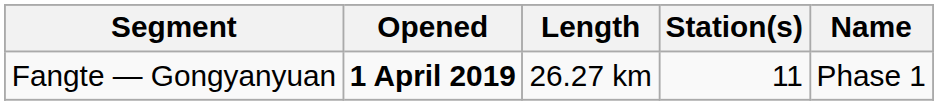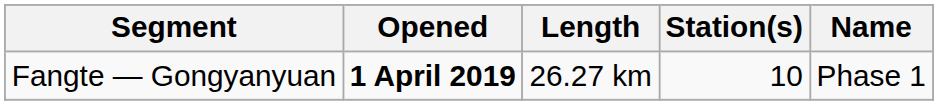(787, 75) 11 -> (786, 75) 10
